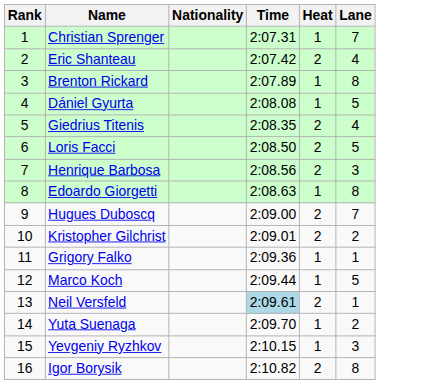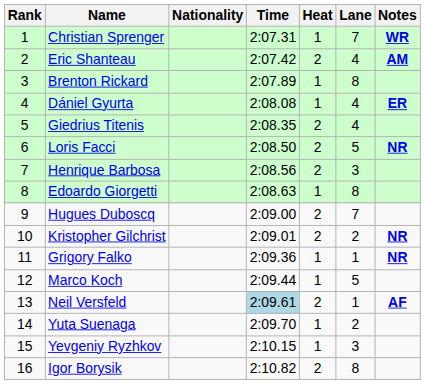+ column: (397, 15)
(355, 103) 5 -> (355, 103) 4
